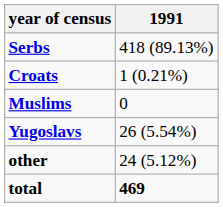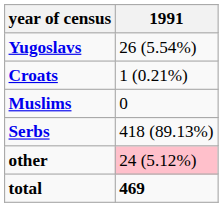rows swapped: (29, 47) <-> (45, 132)
(158, 160) no background -> (158, 160) pink background
